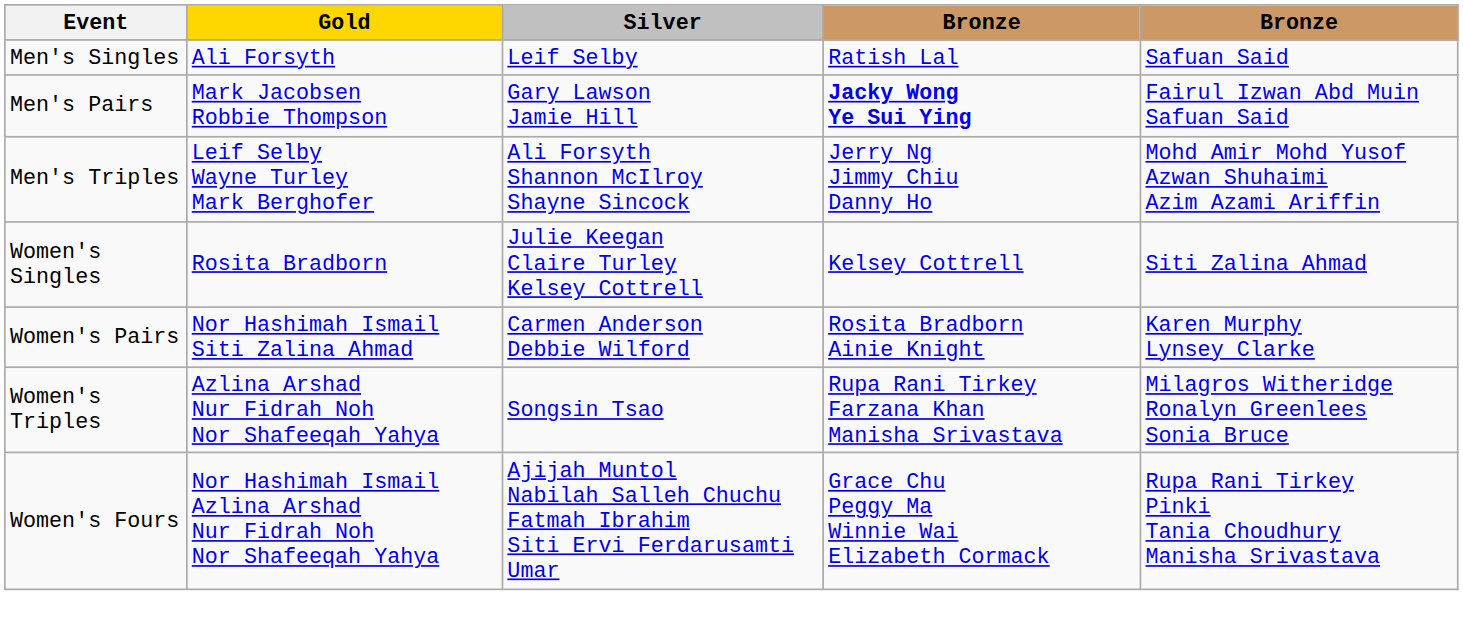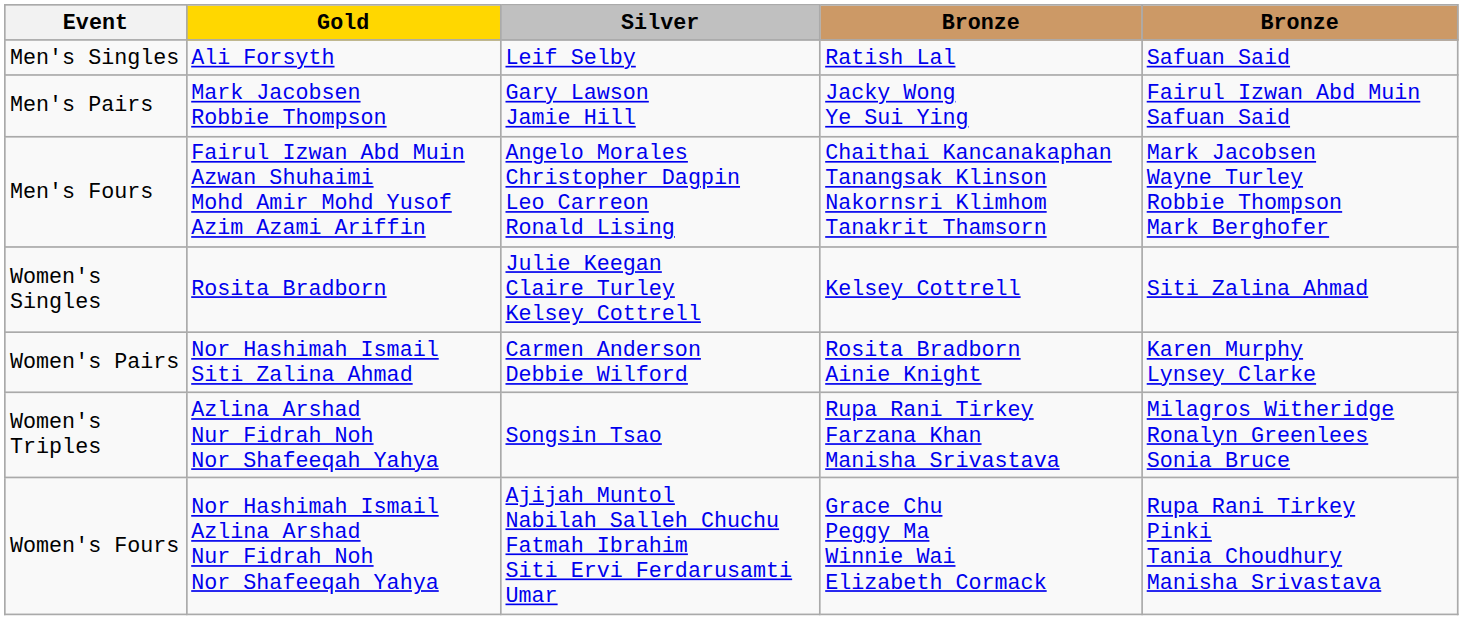(900, 106) bold -> (897, 106) normal
- row: (95, 179)
+ row: (82, 191)
